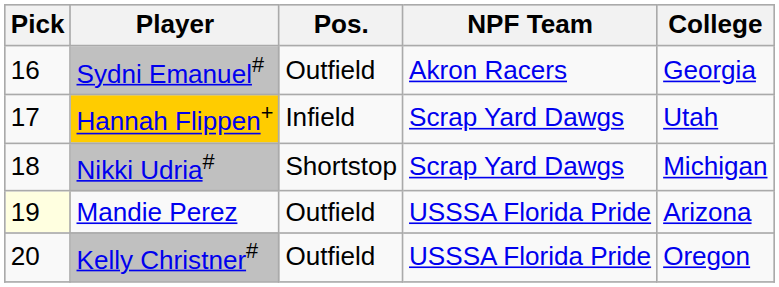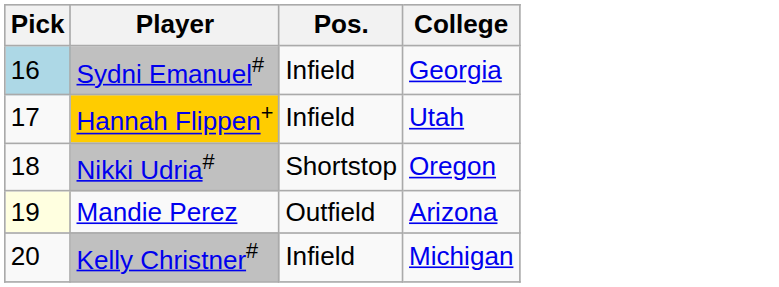- column: (530, 25)
(25, 70) no background -> (25, 70) lightblue background
(330, 70) Outfield -> (320, 70) Infield
(715, 166) Michigan -> (453, 166) Oregon
(330, 256) Outfield -> (320, 256) Infield
(707, 256) Oregon -> (461, 256) Michigan
